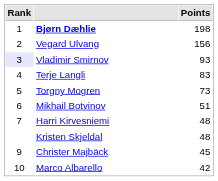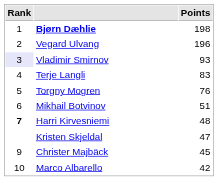(202, 44) 156 -> (202, 44) 196
(205, 90) 73 -> (205, 90) 76
(19, 121) normal -> (19, 121) bold
(205, 137) 48 -> (205, 137) 47
